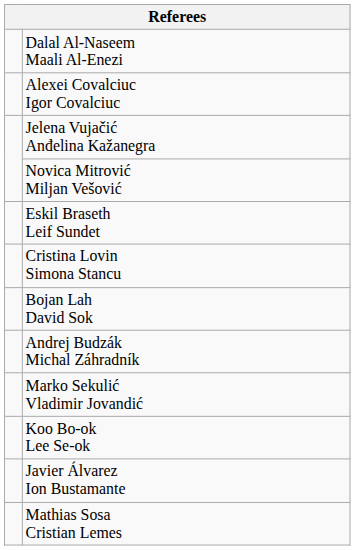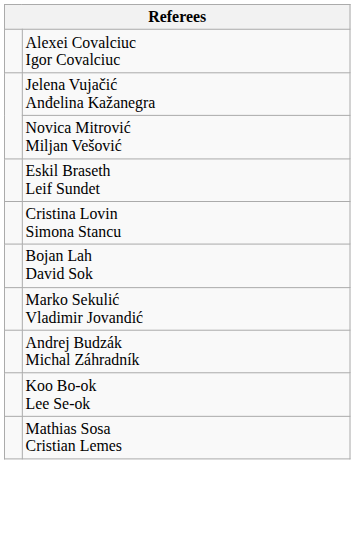- row: (80, 51)
rows swapped: (84, 394) <-> (83, 351)
- row: (76, 480)
